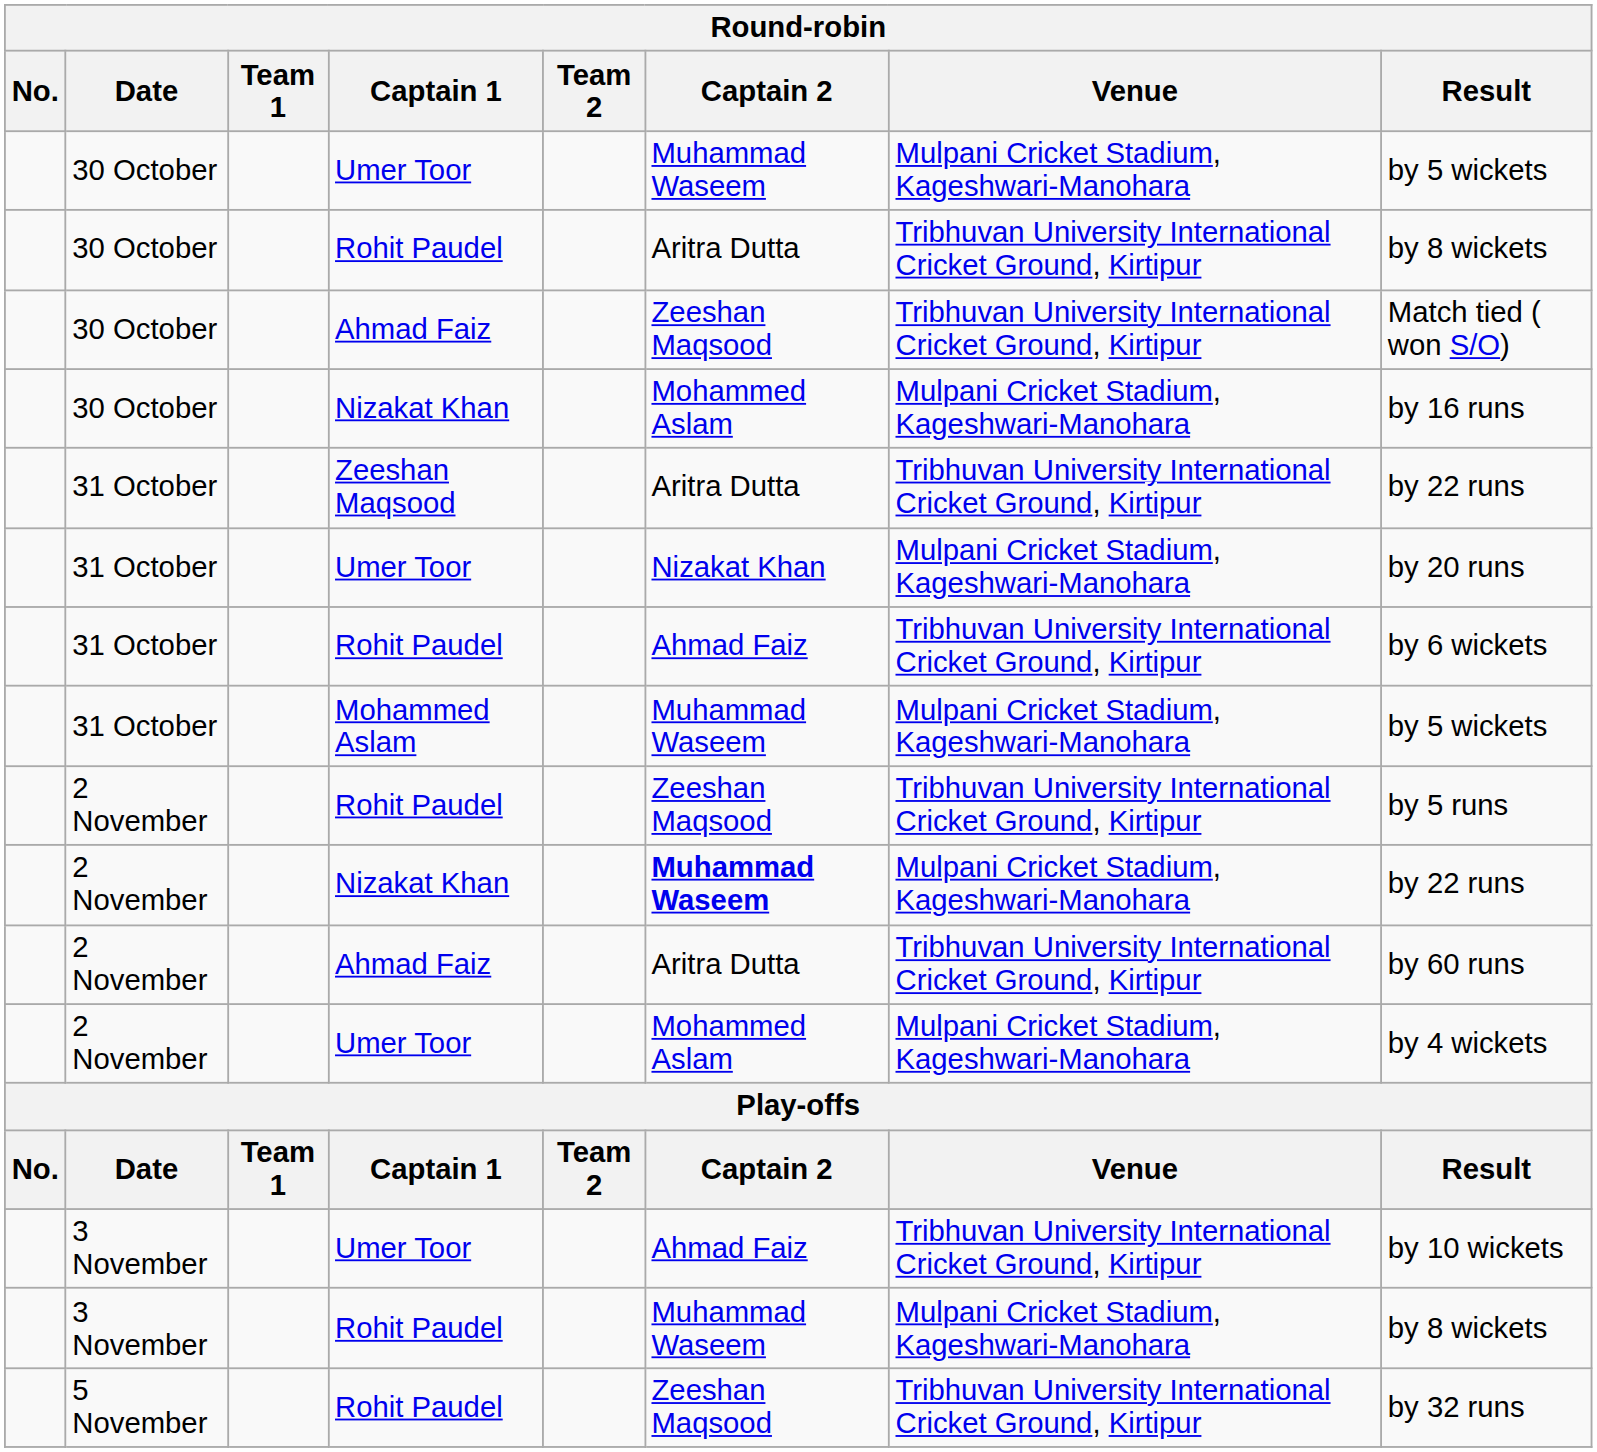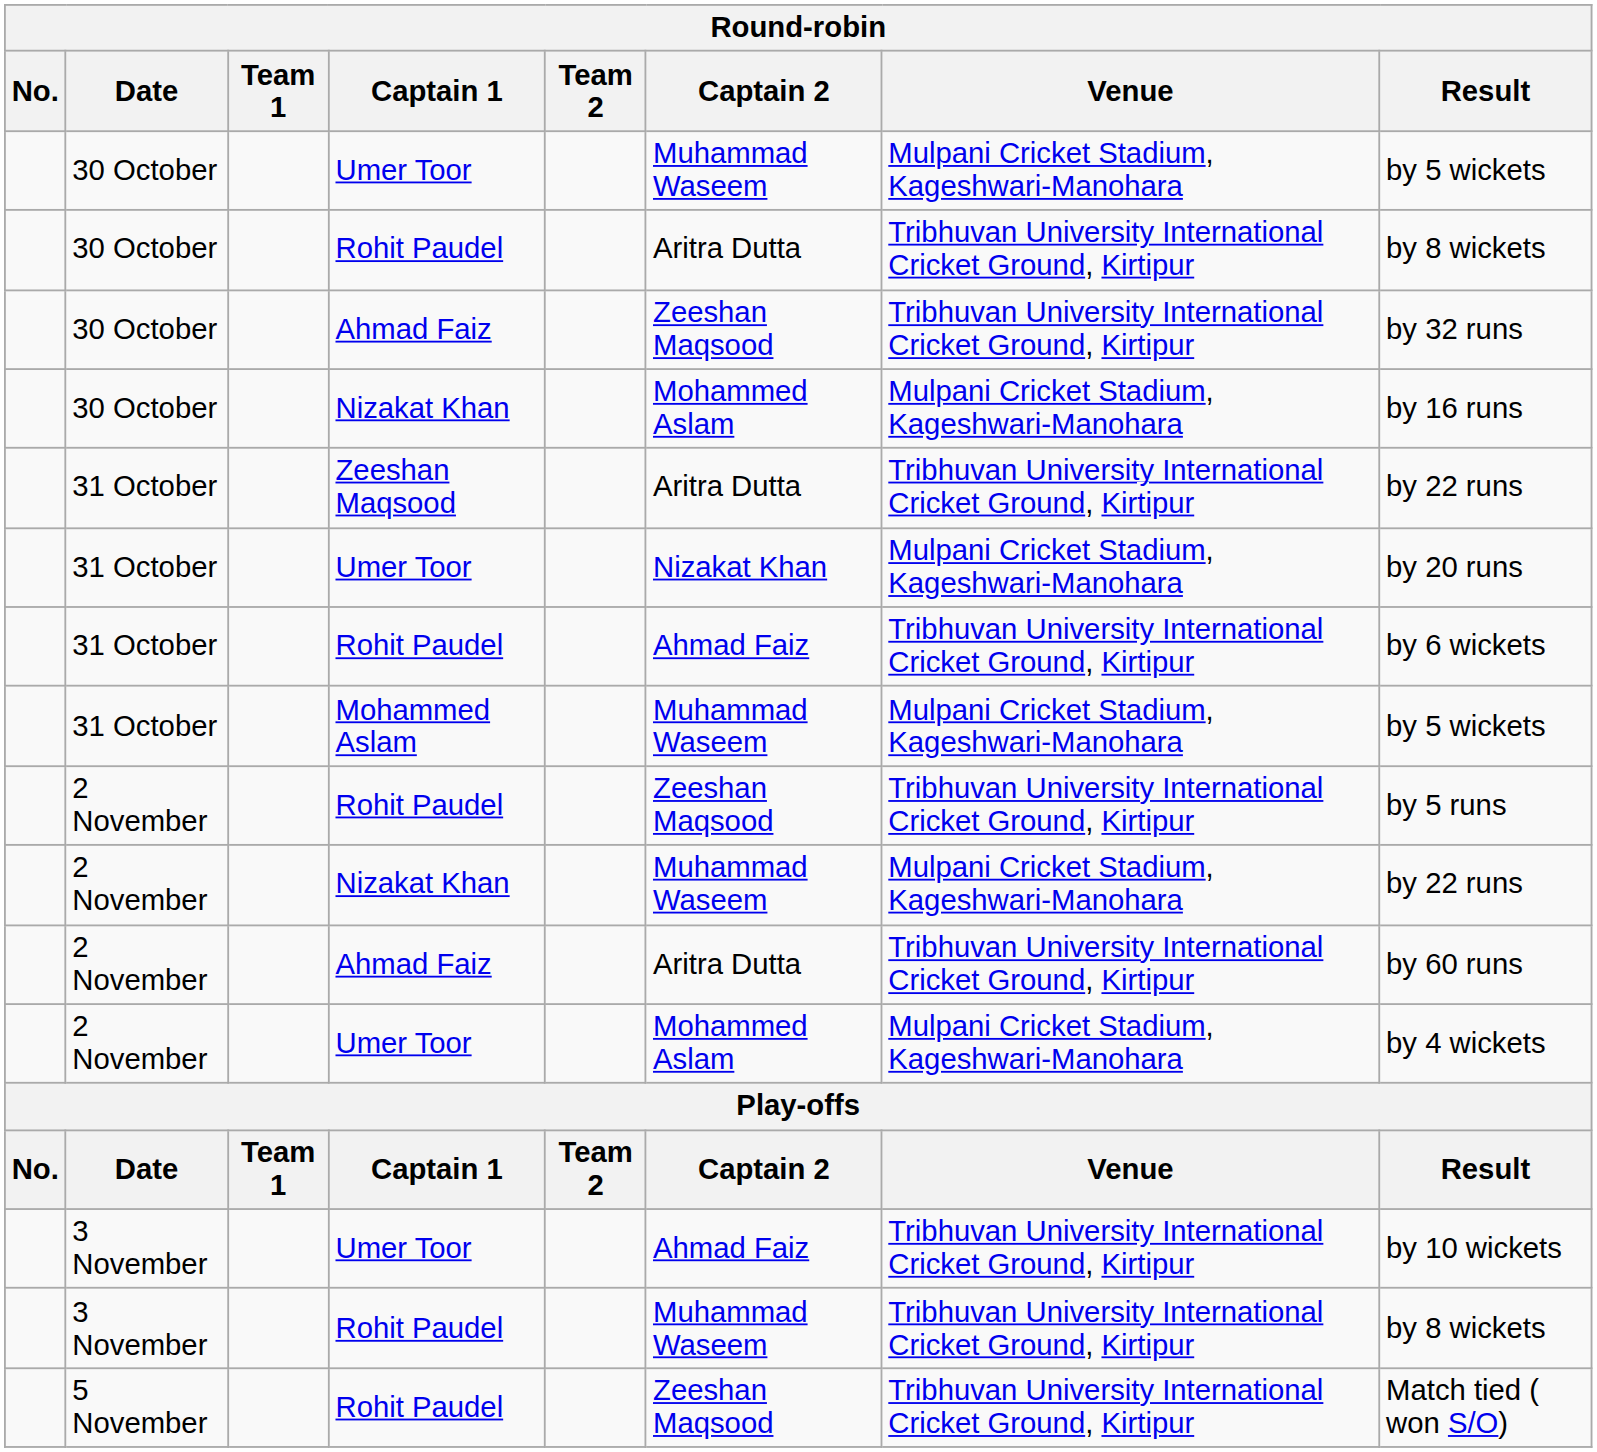(1464, 328) Match tied ( won S/O) -> (1454, 328) by 32 runs
(733, 884) bold -> (730, 884) normal
(1058, 1327) Mulpani Cricket Stadium, Kageshwari-Manohara -> (1106, 1327) Tribhuvan University International Cricket Ground, Kirtipur
(1456, 1407) by 32 runs -> (1463, 1407) Match tied ( won S/O)
